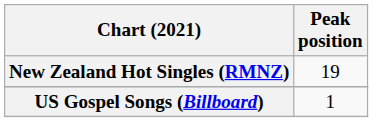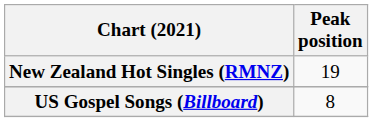(330, 101) 1 -> (330, 101) 8
